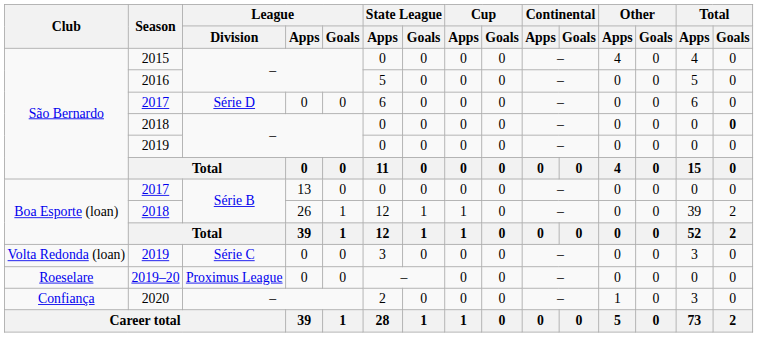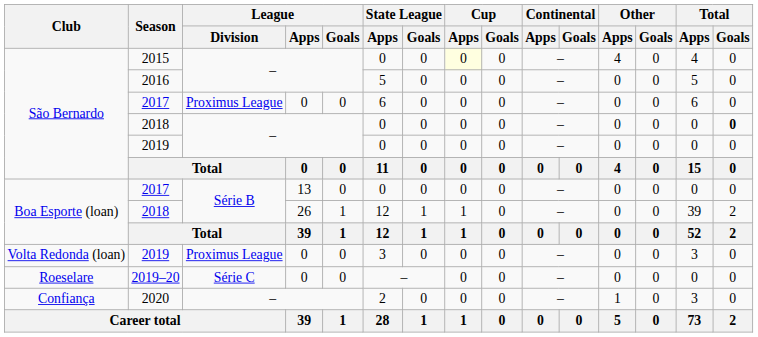(464, 59) no background -> (464, 59) lightyellow background
(234, 102) Série D -> (234, 102) Proximus League
(234, 255) Série C -> (234, 255) Proximus League
(234, 277) Proximus League -> (234, 277) Série C
